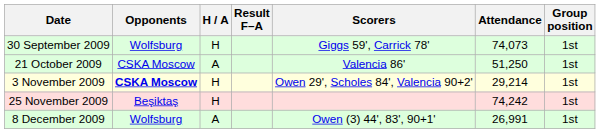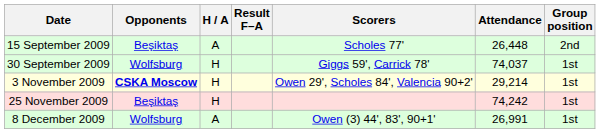+ row: (58, 45)
(510, 45) 74,073 -> (510, 63) 74,037
- row: (58, 63)
